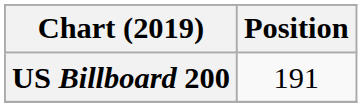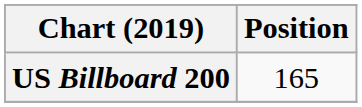(296, 76) 191 -> (296, 76) 165
